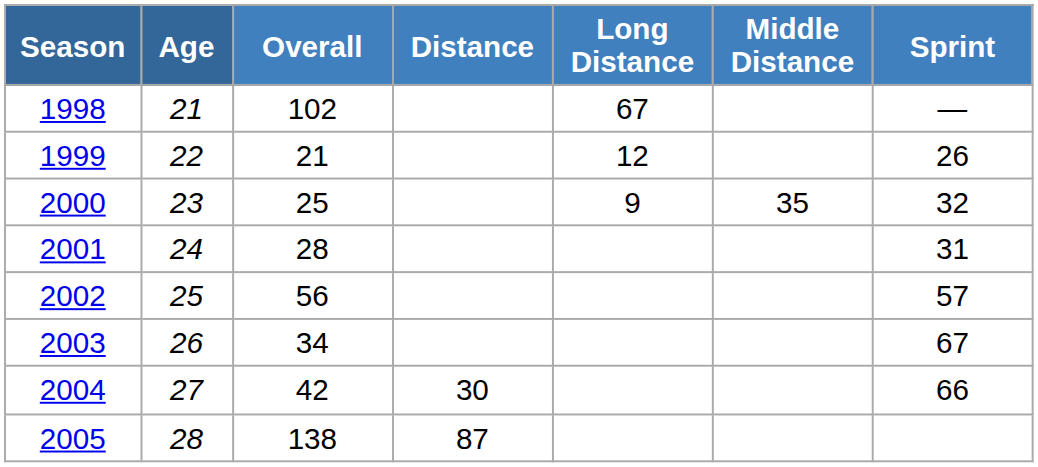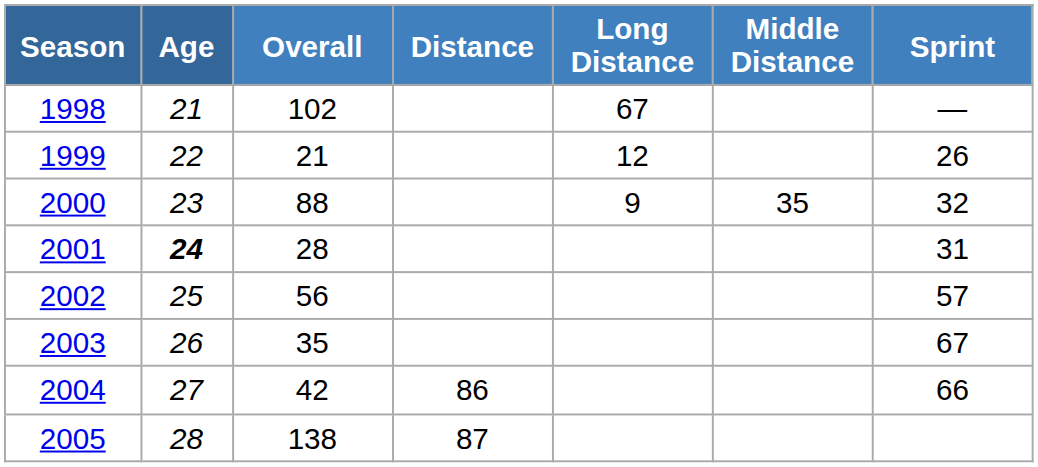(312, 203) 25 -> (312, 203) 88
(186, 249) normal -> (186, 249) bold
(312, 343) 34 -> (312, 343) 35
(472, 390) 30 -> (472, 390) 86
